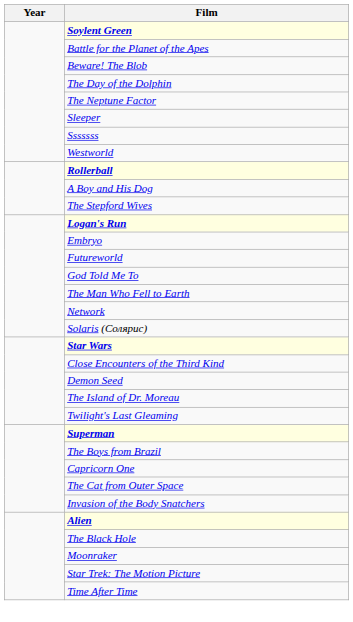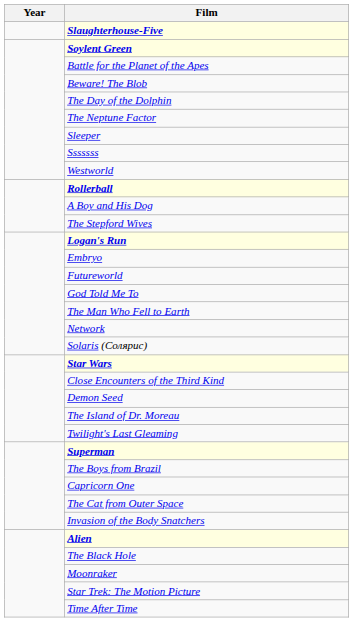+ row: (115, 30)
